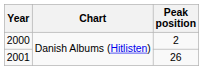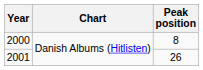(176, 40) 2 -> (176, 40) 8
